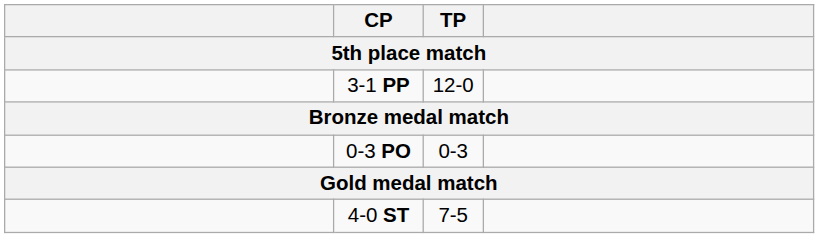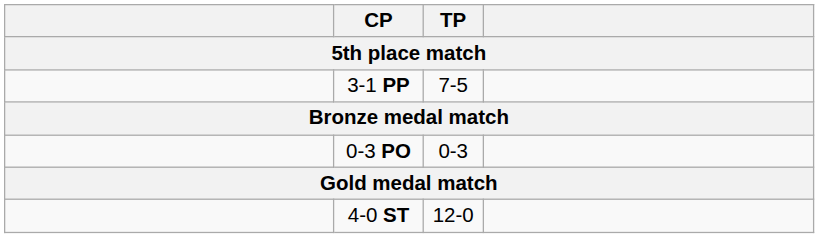(453, 85) 12-0 -> (453, 85) 7-5
(453, 215) 7-5 -> (453, 215) 12-0
